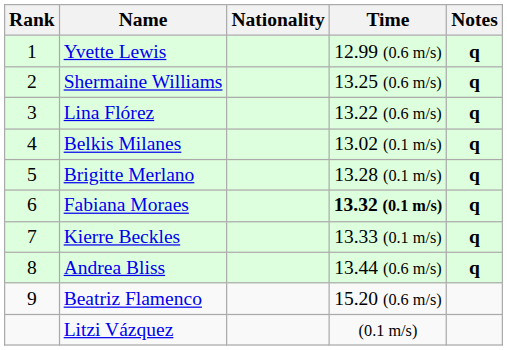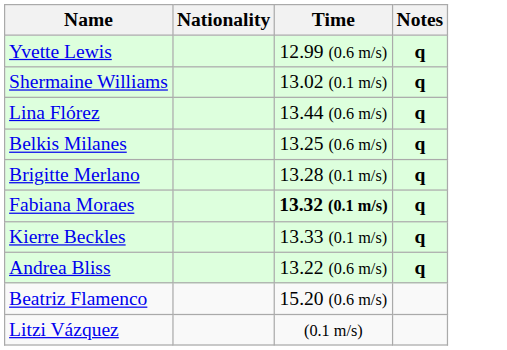- column: (32, 19)
(388, 81) 13.25 (0.6 m/s) -> (333, 81) 13.02 (0.1 m/s)
(388, 112) 13.22 (0.6 m/s) -> (333, 112) 13.44 (0.6 m/s)
(388, 143) 13.02 (0.1 m/s) -> (333, 143) 13.25 (0.6 m/s)
(388, 267) 13.44 (0.6 m/s) -> (333, 267) 13.22 (0.6 m/s)
